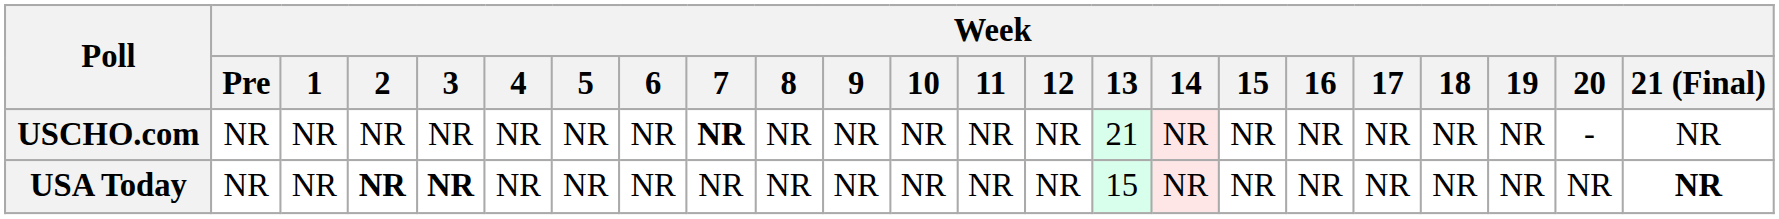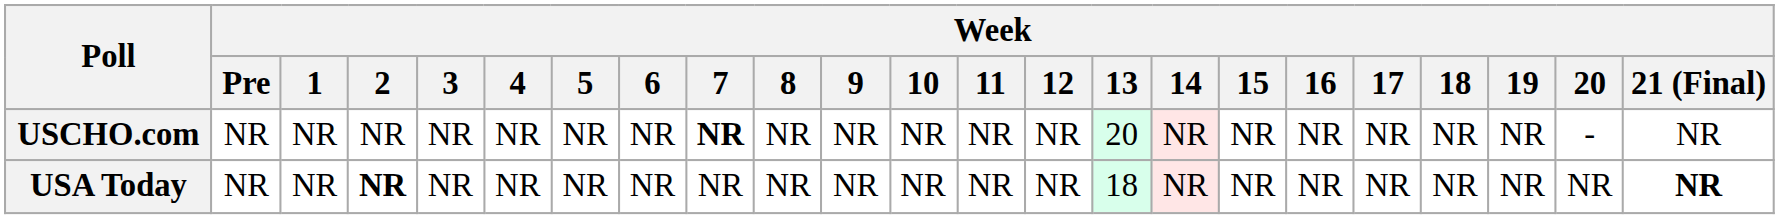(1122, 133) 21 -> (1122, 133) 20
(451, 185) bold -> (450, 185) normal
(1122, 185) 15 -> (1122, 185) 18
